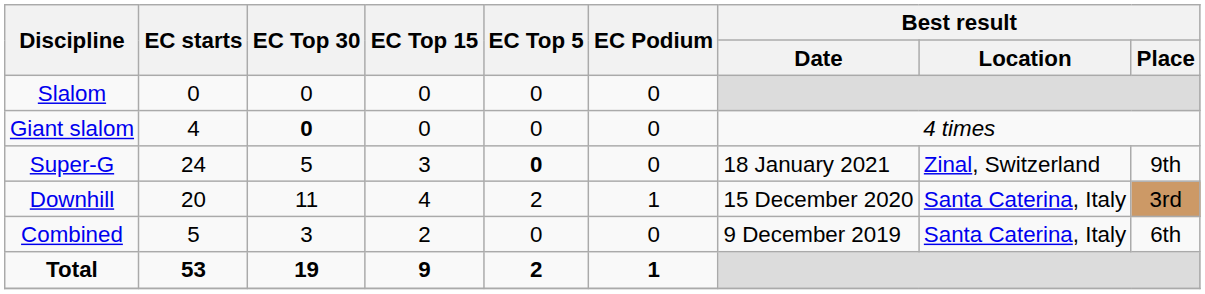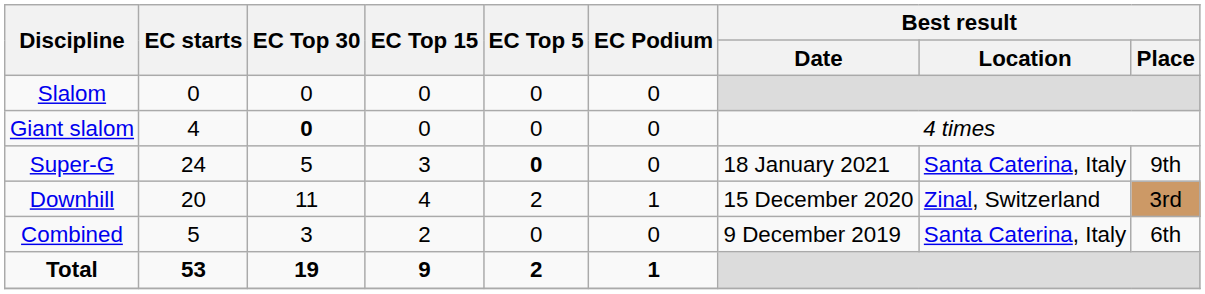(1012, 164) Zinal, Switzerland -> (1025, 164) Santa Caterina, Italy
(1025, 199) Santa Caterina, Italy -> (1012, 199) Zinal, Switzerland
